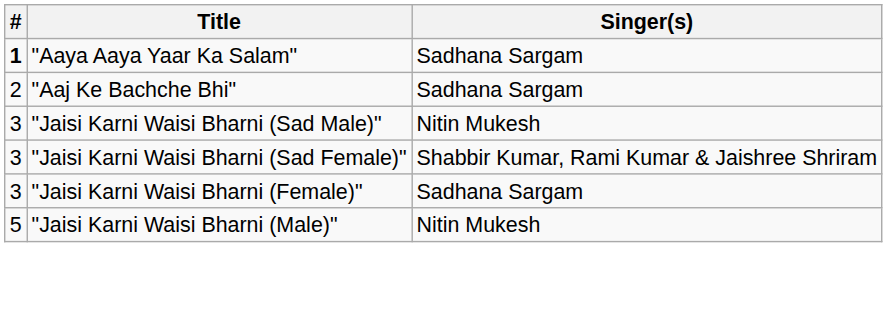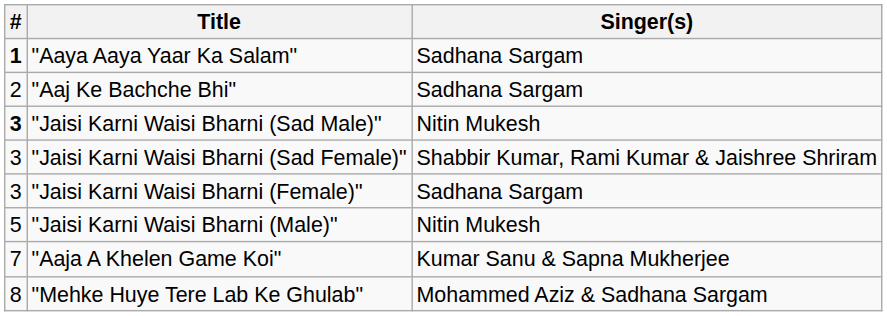(16, 124) normal -> (16, 124) bold
+ row: (156, 259)
+ row: (197, 293)
